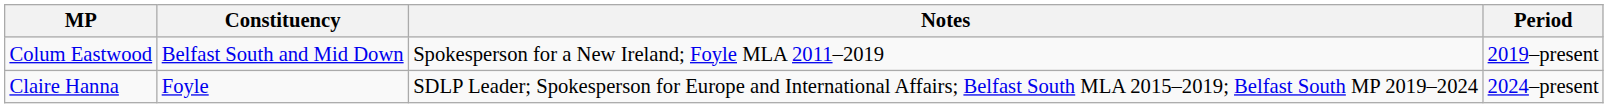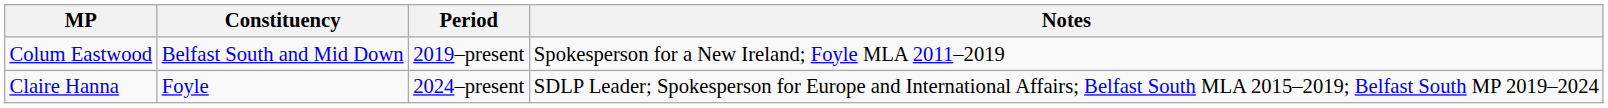columns swapped: (1543, 20) <-> (946, 20)
